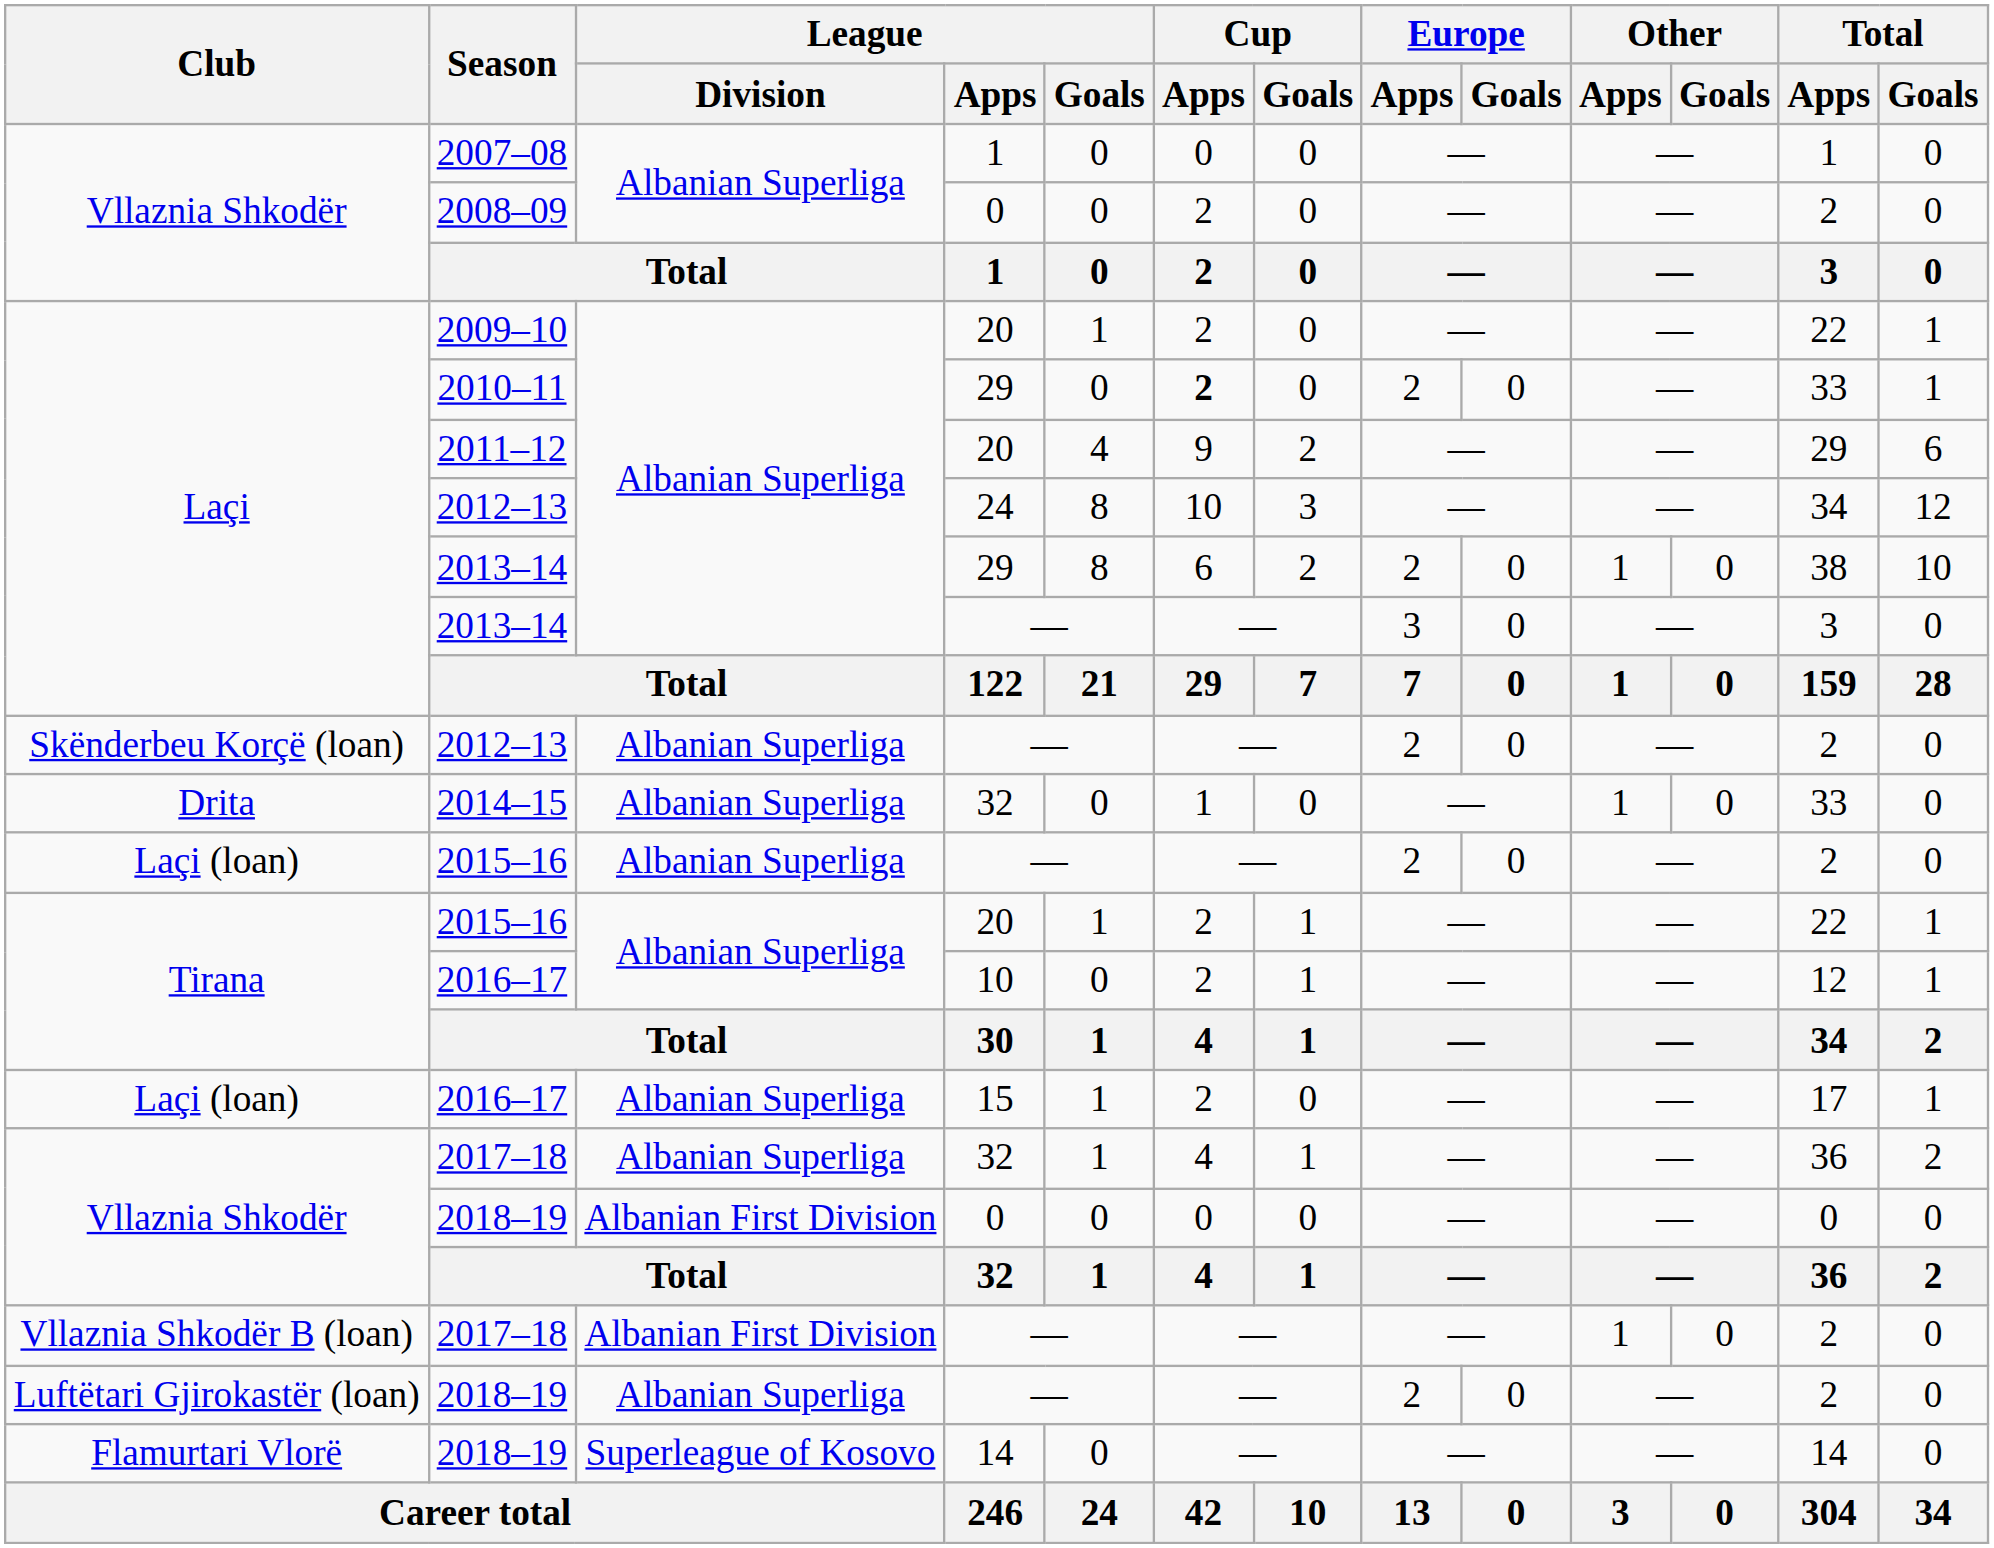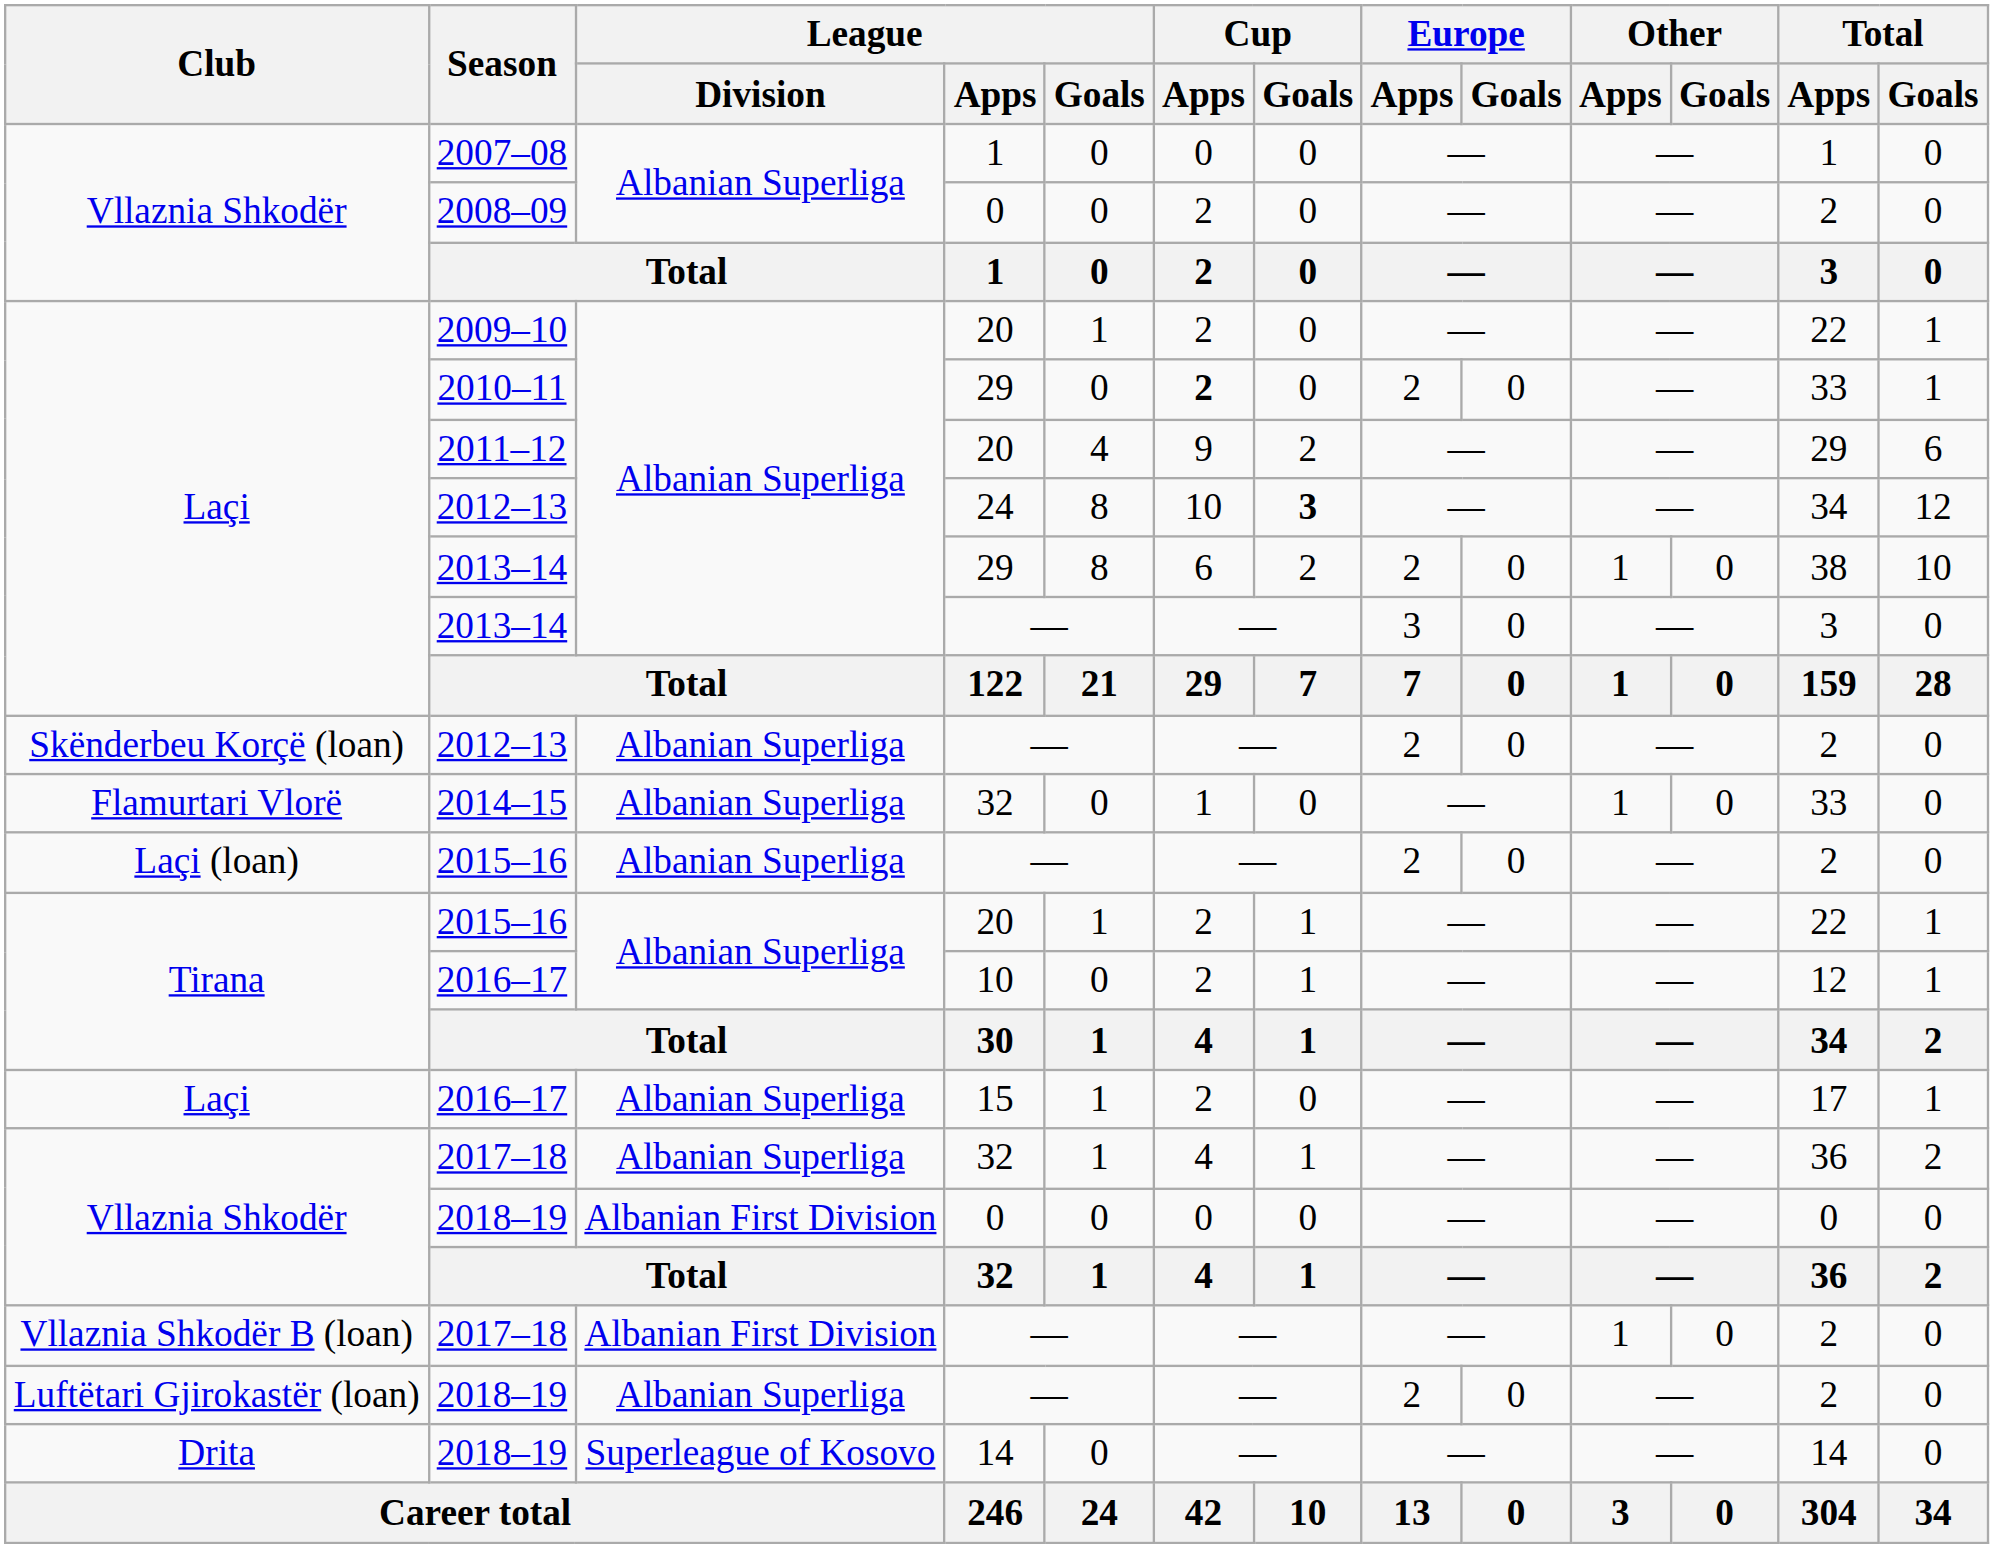(1308, 507) normal -> (1308, 507) bold
(217, 802) Drita -> (217, 802) Flamurtari Vlorë
(217, 1098) Laçi (loan) -> (217, 1098) Laçi
(217, 1453) Flamurtari Vlorë -> (217, 1453) Drita
